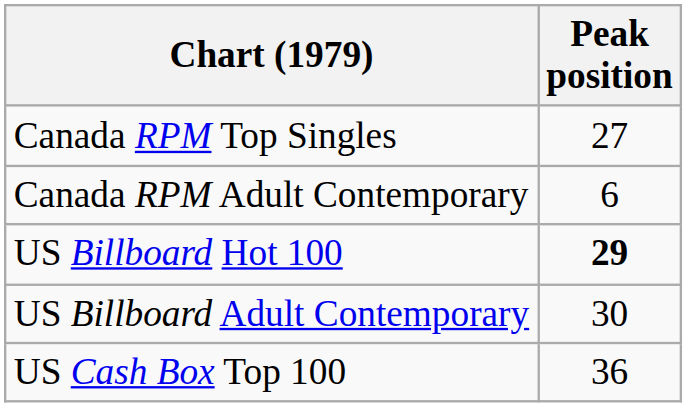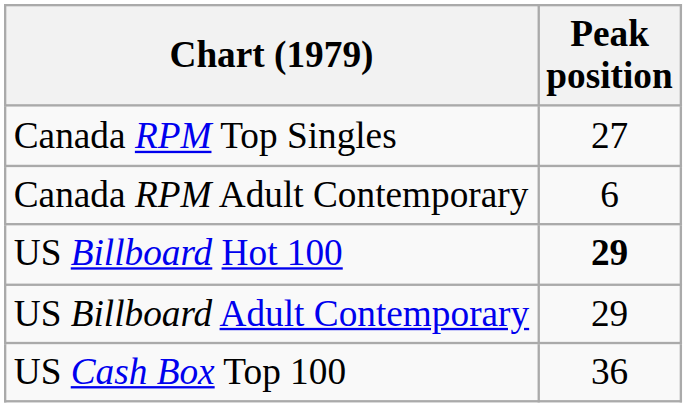(610, 312) 30 -> (610, 312) 29
